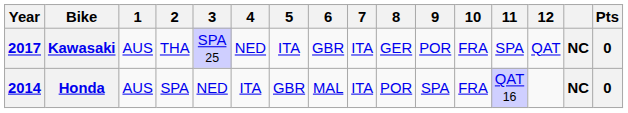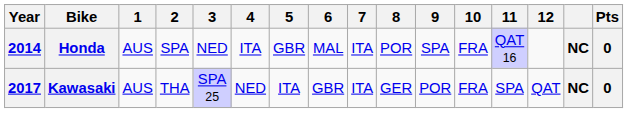rows swapped: (82, 88) <-> (82, 48)
